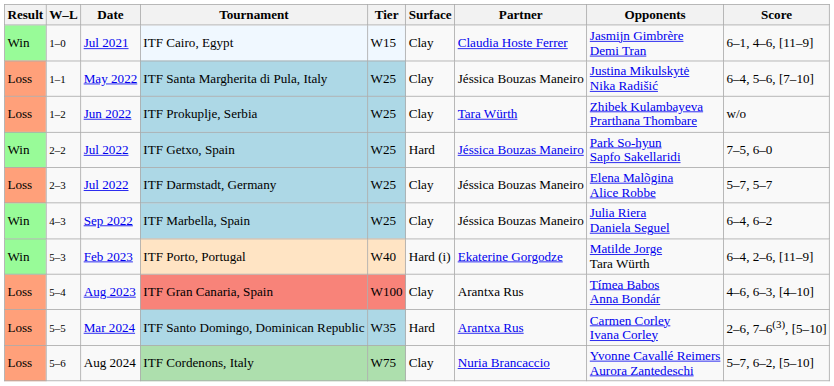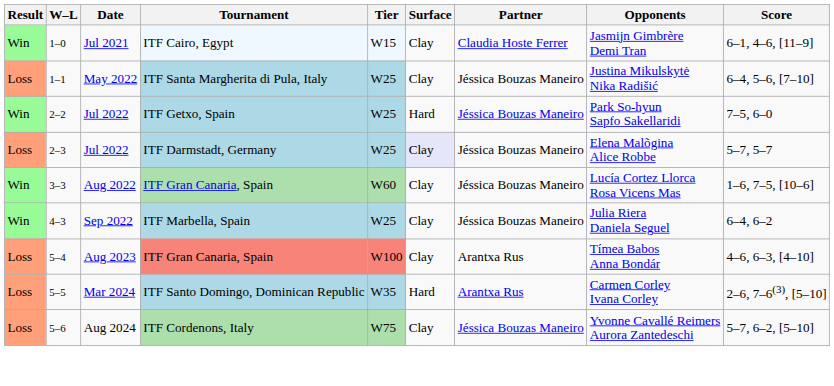- row: (108, 114)
(421, 185) no background -> (421, 149) lavender background
+ row: (110, 185)
- row: (108, 256)
(504, 363) Nuria Brancaccio -> (521, 327) Jéssica Bouzas Maneiro
